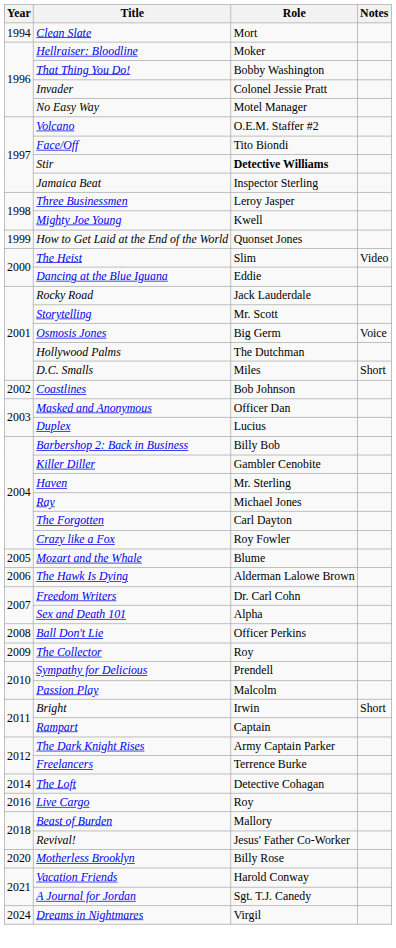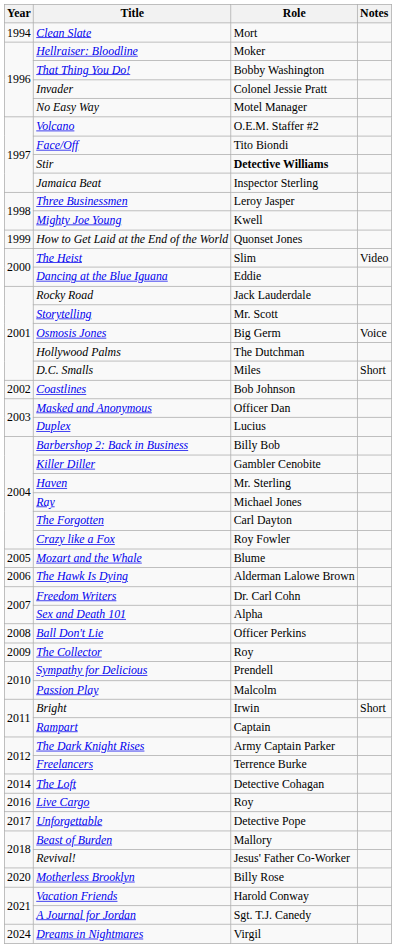+ row: (69, 821)
